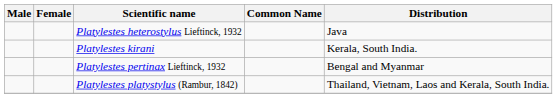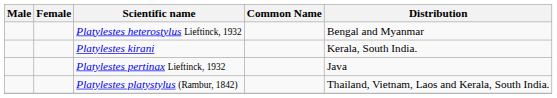(337, 31) Java -> (376, 31) Bengal and Myanmar
(376, 66) Bengal and Myanmar -> (337, 66) Java
